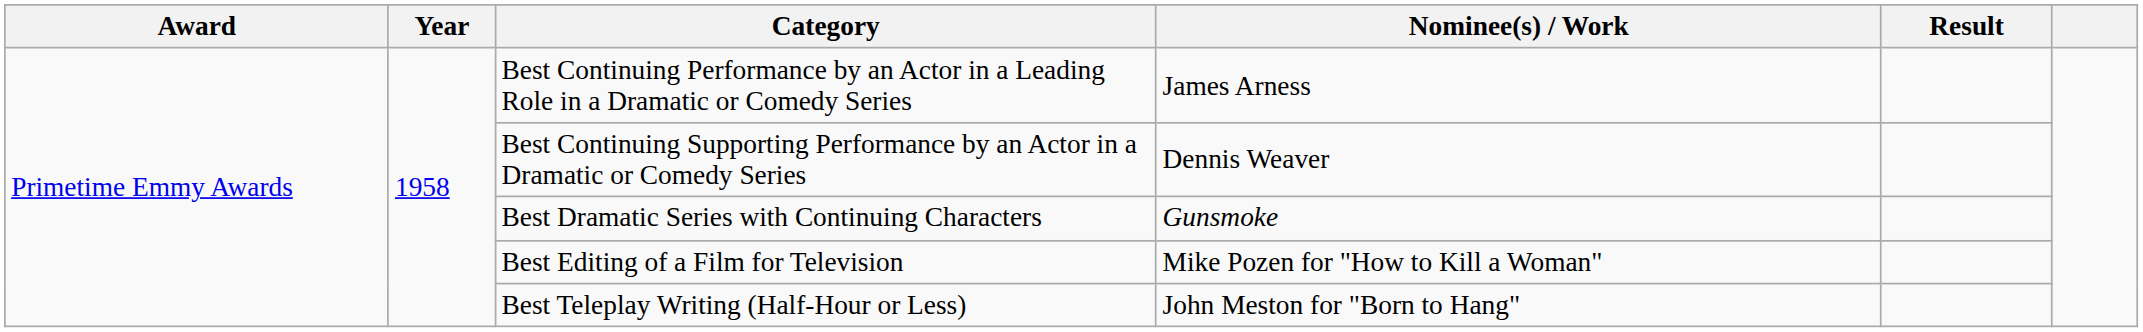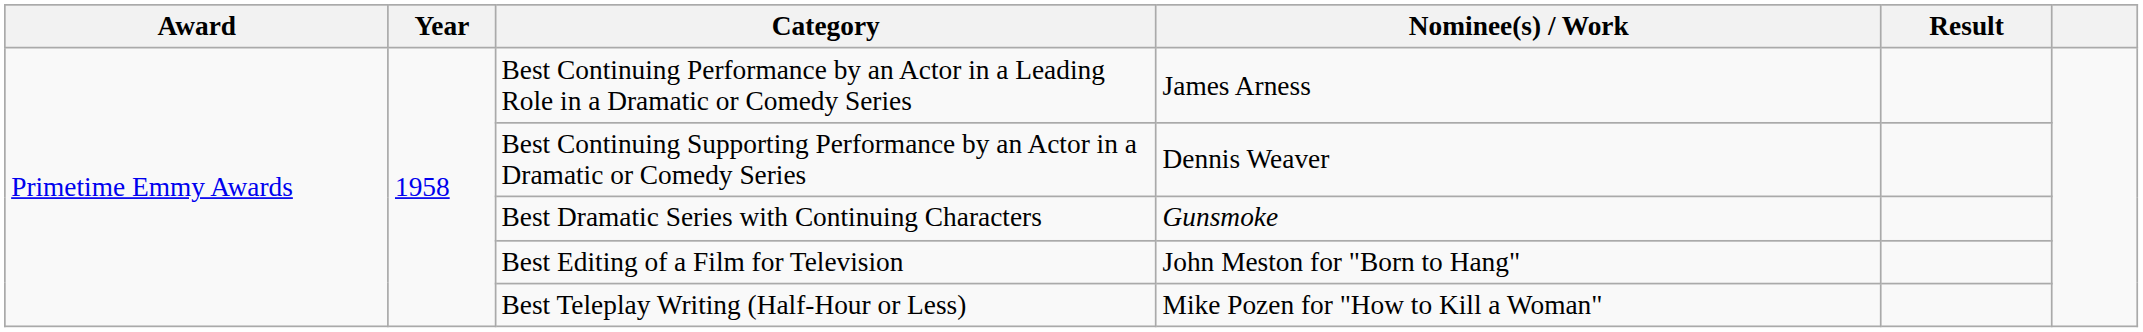(1383, 261) Mike Pozen for "How to Kill a Woman" -> (1341, 261) John Meston for "Born to Hang"
(1341, 304) John Meston for "Born to Hang" -> (1383, 304) Mike Pozen for "How to Kill a Woman"
